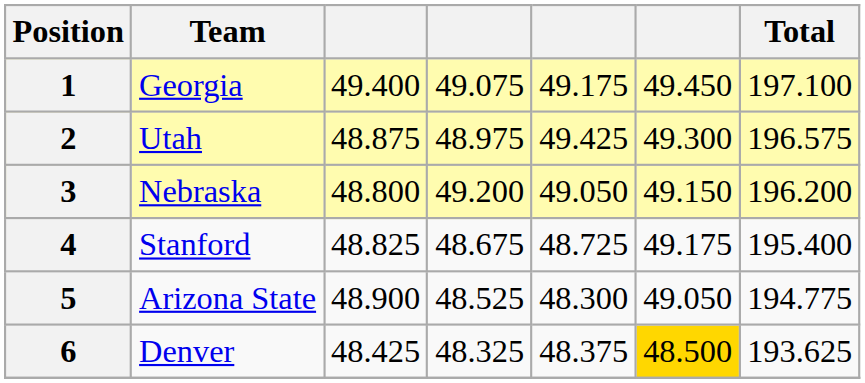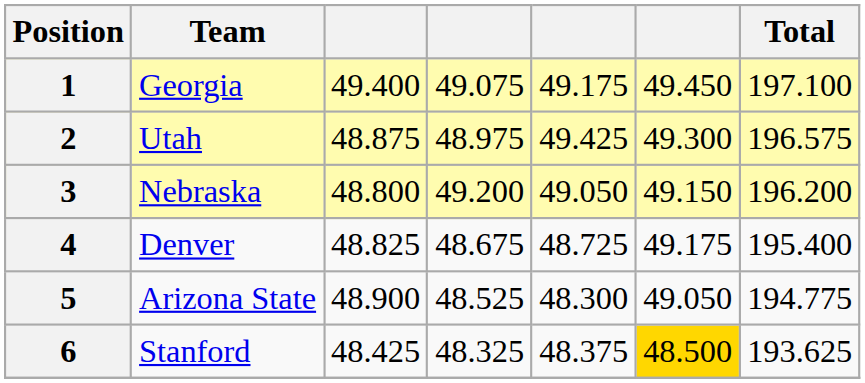(195, 244) Stanford -> (187, 244) Denver
(187, 351) Denver -> (195, 351) Stanford
